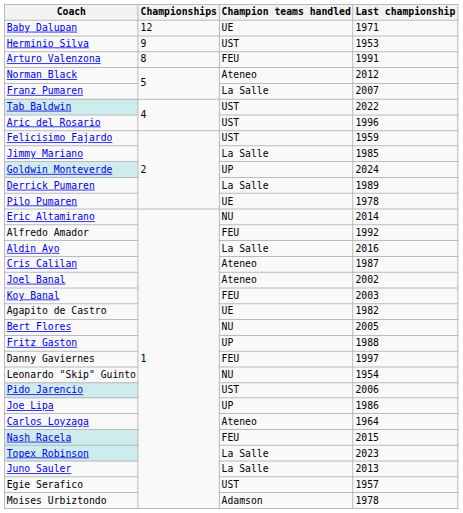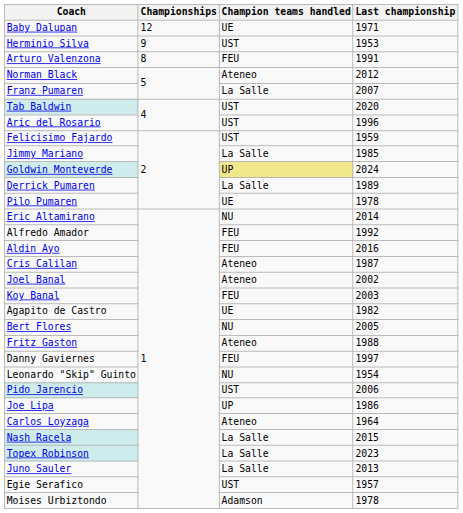(367, 107) 2022 -> (367, 107) 2020
(227, 170) no background -> (227, 170) khaki background
(245, 249) La Salle -> (230, 249) FEU
(227, 343) UP -> (239, 343) Ateneo
(230, 438) FEU -> (245, 438) La Salle
